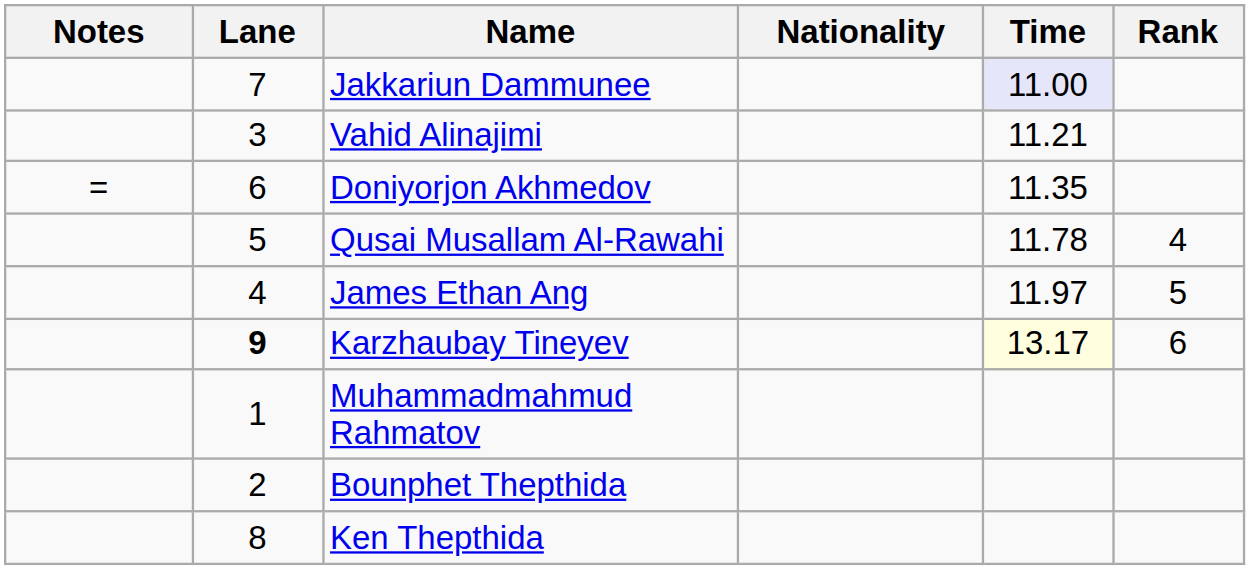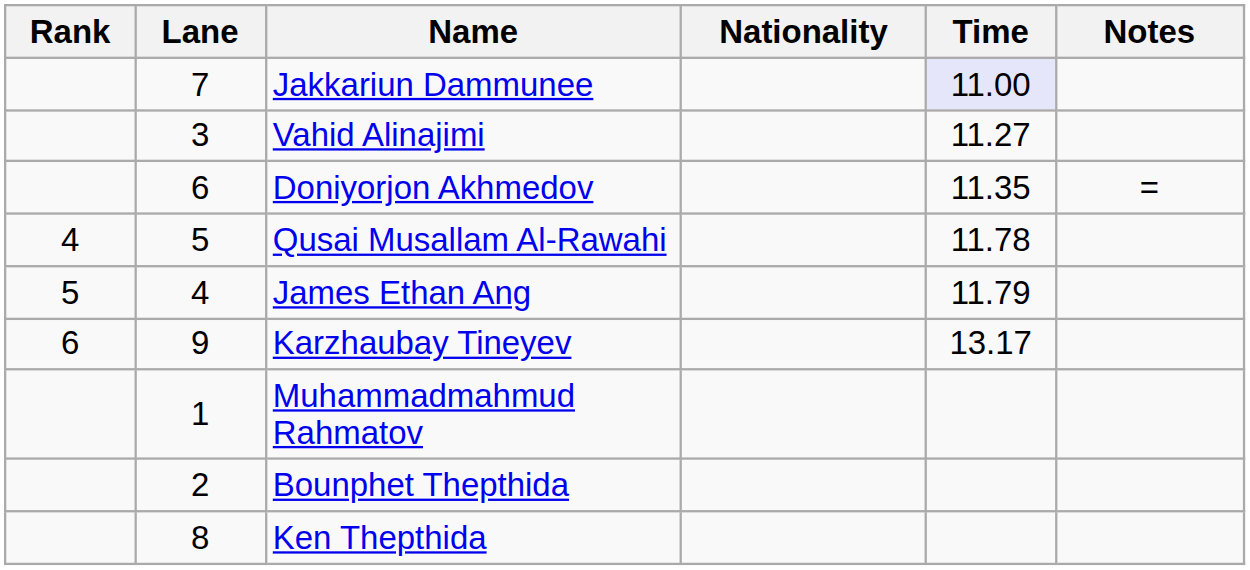columns swapped: (1178, 32) <-> (99, 32)
(1048, 136) 11.21 -> (991, 136) 11.27
(1048, 292) 11.97 -> (991, 292) 11.79
(257, 344) bold -> (200, 344) normal
(1048, 344) lightyellow background -> (991, 344) no background
